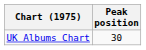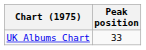(117, 38) 30 -> (117, 38) 33
